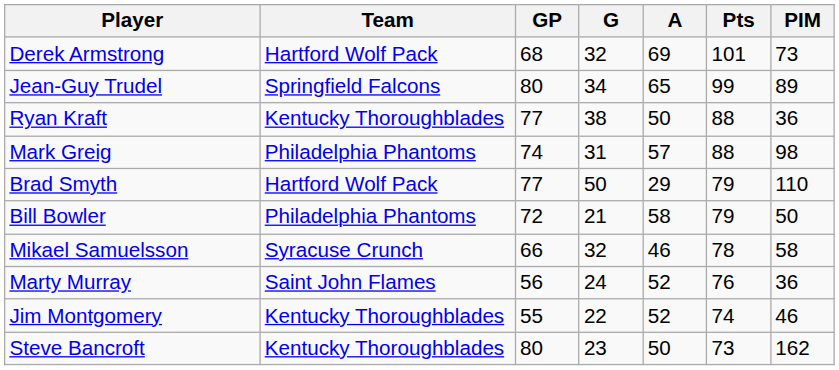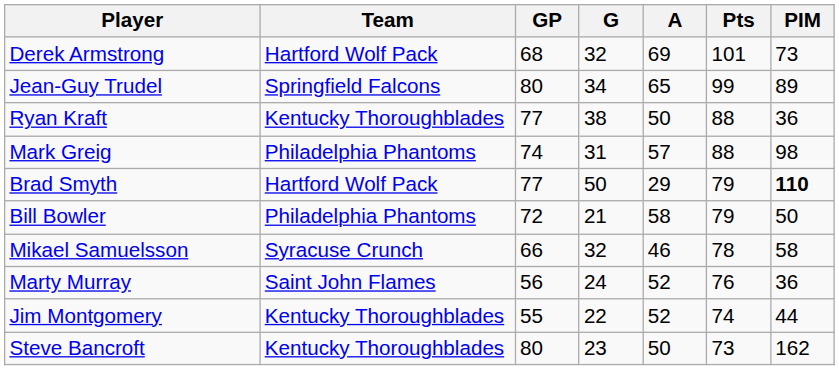(792, 184) normal -> (792, 184) bold
(787, 315) 46 -> (787, 315) 44
